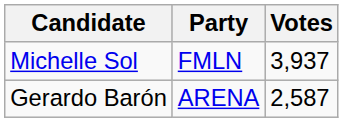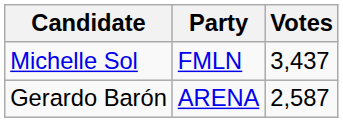(300, 60) 3,937 -> (300, 60) 3,437
